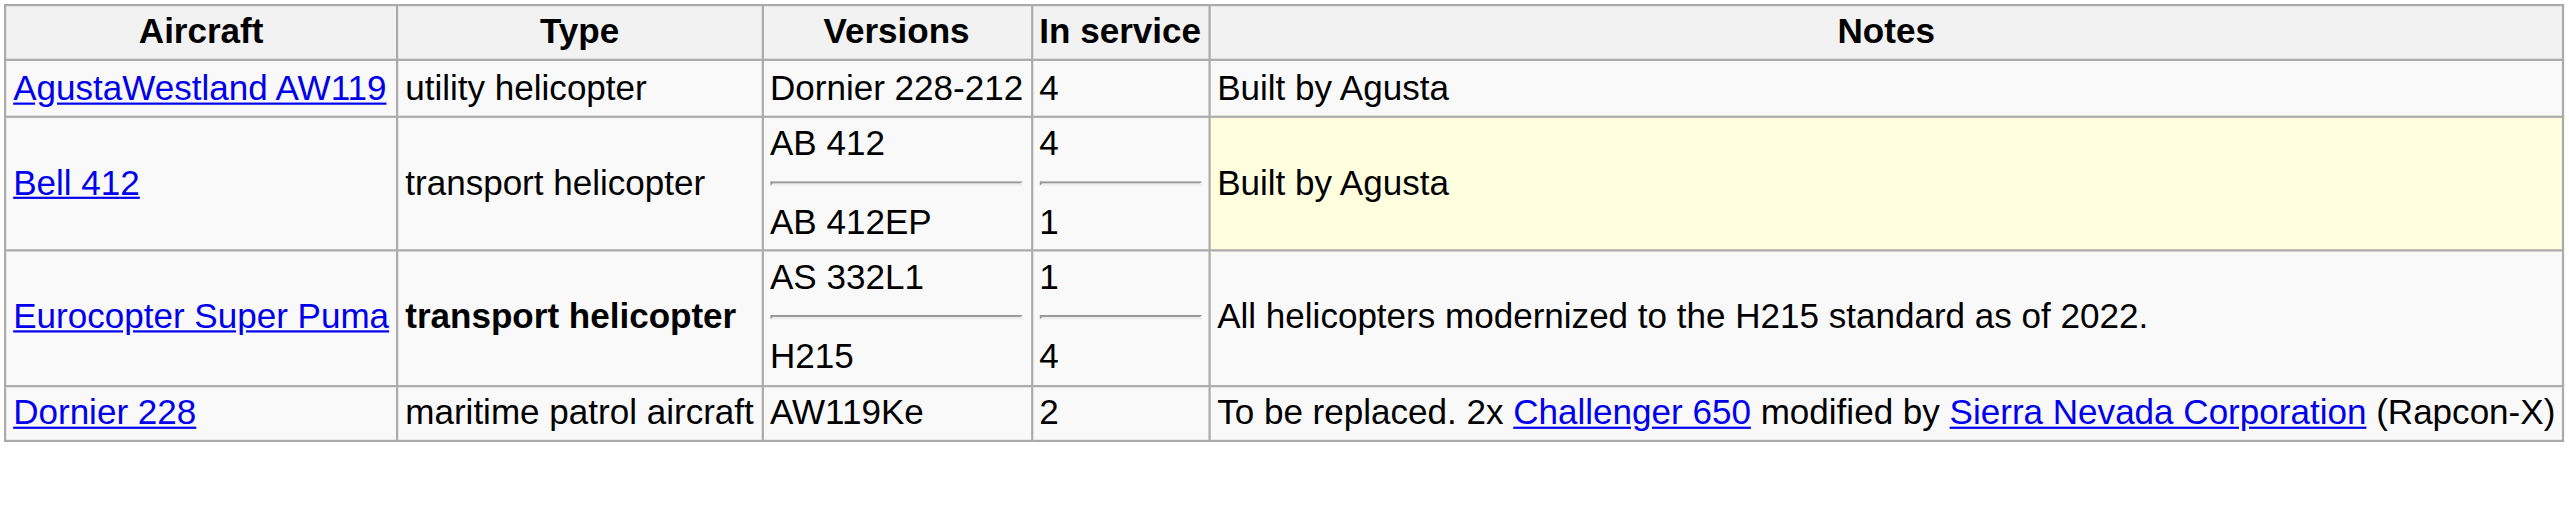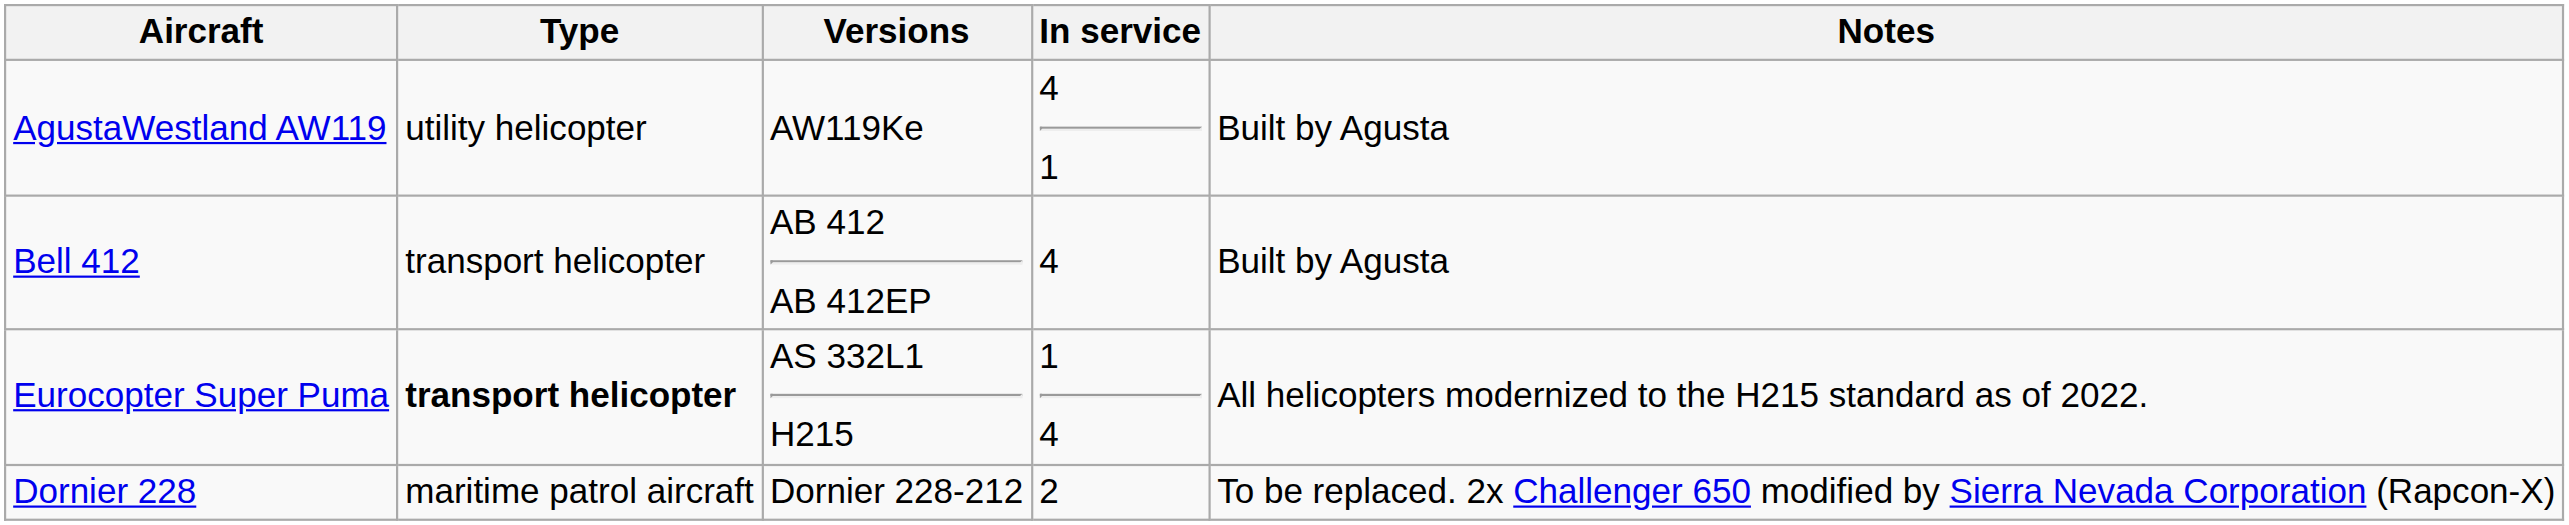(897, 87) Dornier 228-212 -> (847, 127) AW119Ke
(1049, 87) 4 -> (1120, 127) 4 1
(1120, 182) 4 1 -> (1049, 261) 4
(1333, 182) lightyellow background -> (1333, 261) no background
(847, 412) AW119Ke -> (897, 491) Dornier 228-212
